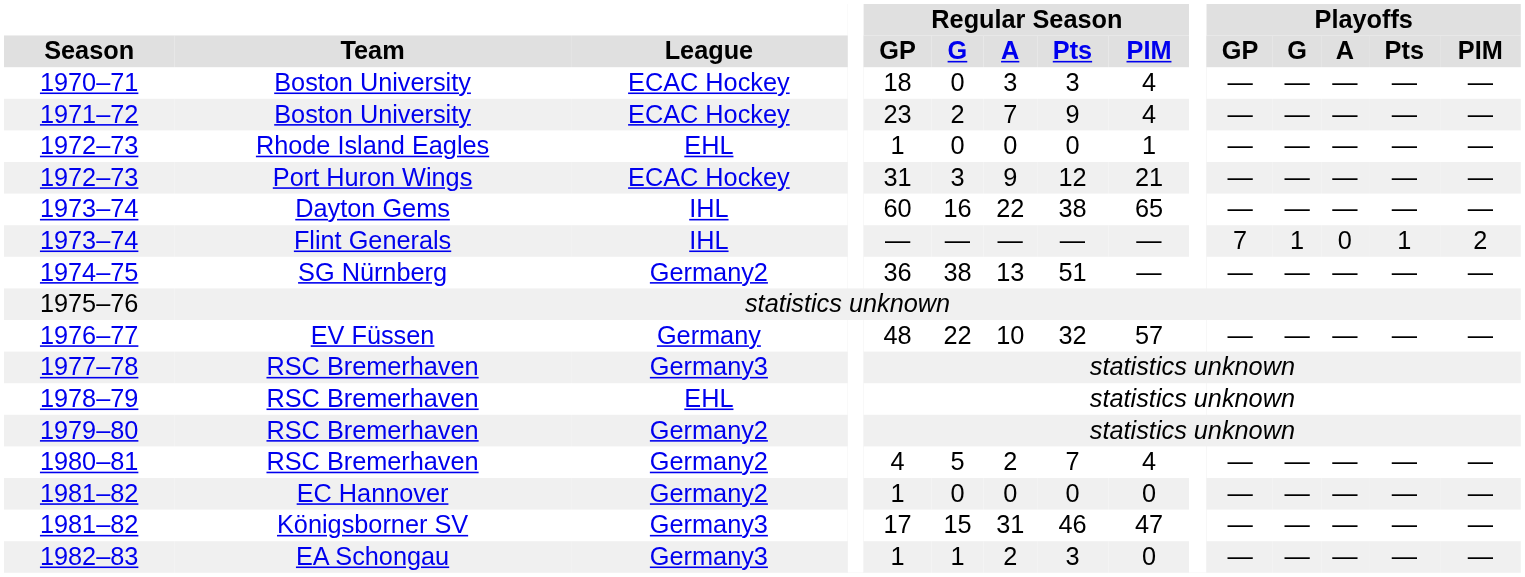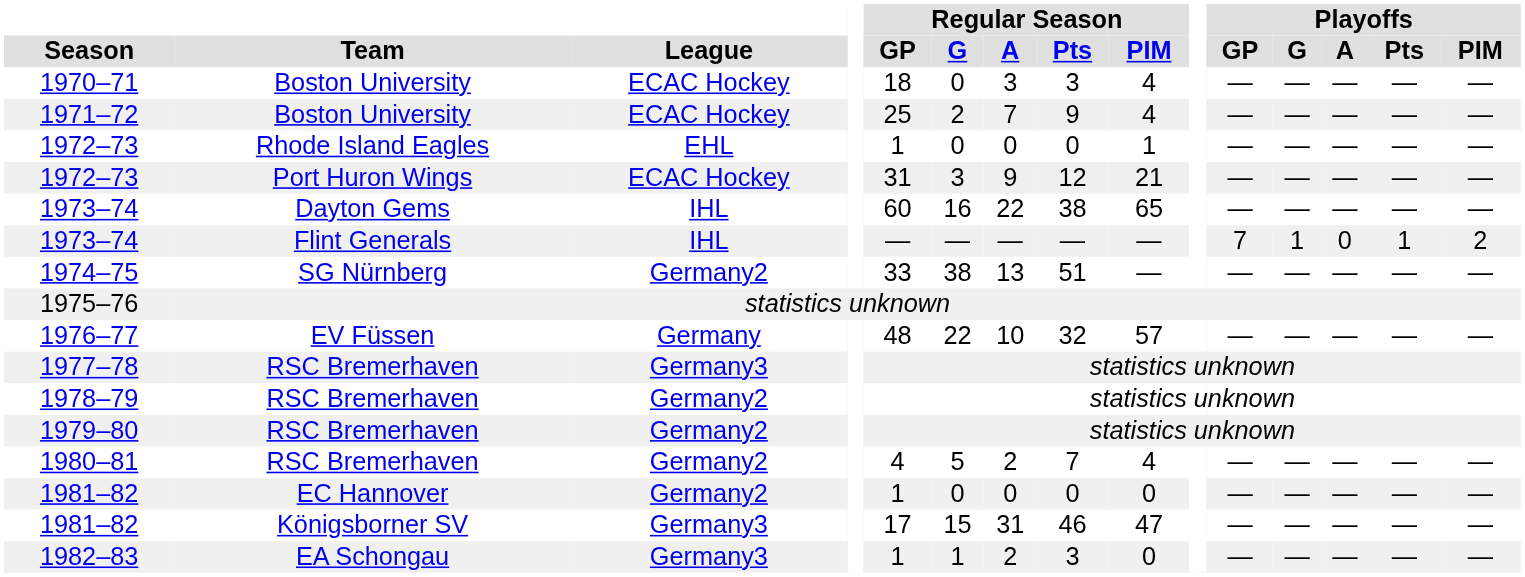(898, 114) 23 -> (898, 114) 25
(898, 272) 36 -> (898, 272) 33
(709, 398) EHL -> (709, 398) Germany2
